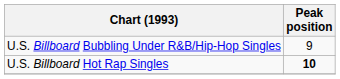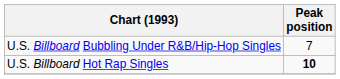(309, 45) 9 -> (309, 45) 7
